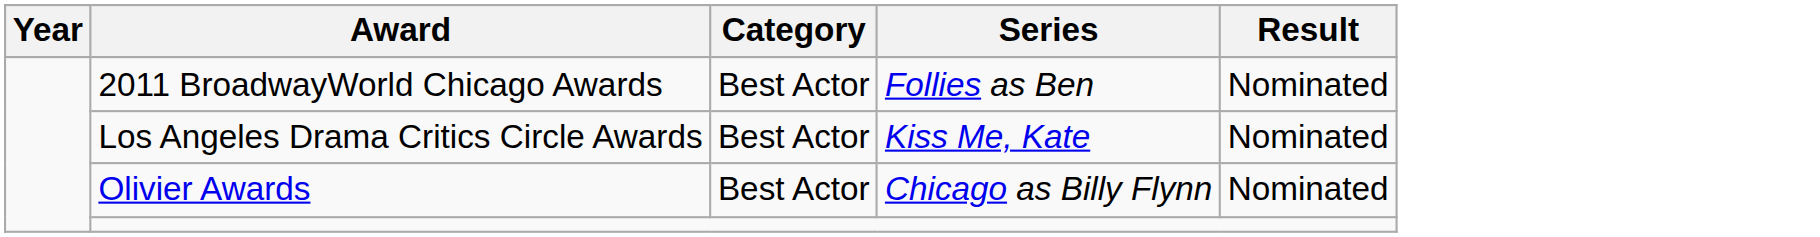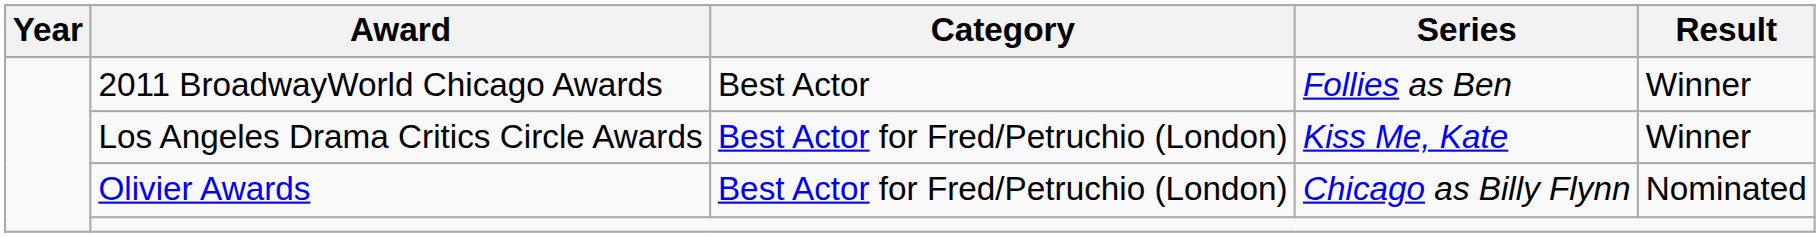(1308, 83) Nominated -> (1698, 83) Winner
(794, 136) Best Actor -> (1003, 136) Best Actor for Fred/Petruchio (London)
(1308, 136) Nominated -> (1698, 136) Winner
(794, 189) Best Actor -> (1003, 189) Best Actor for Fred/Petruchio (London)
